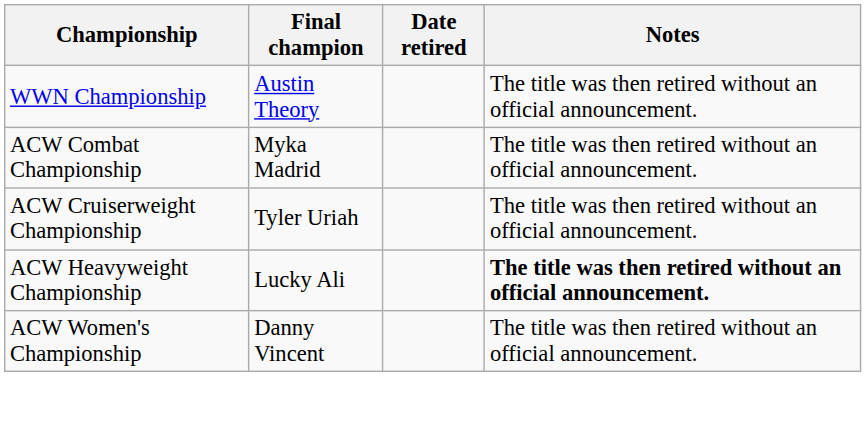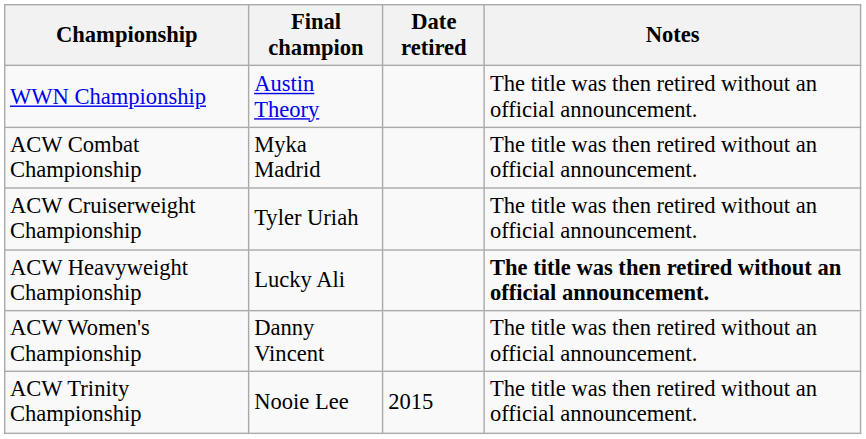+ row: (76, 402)
